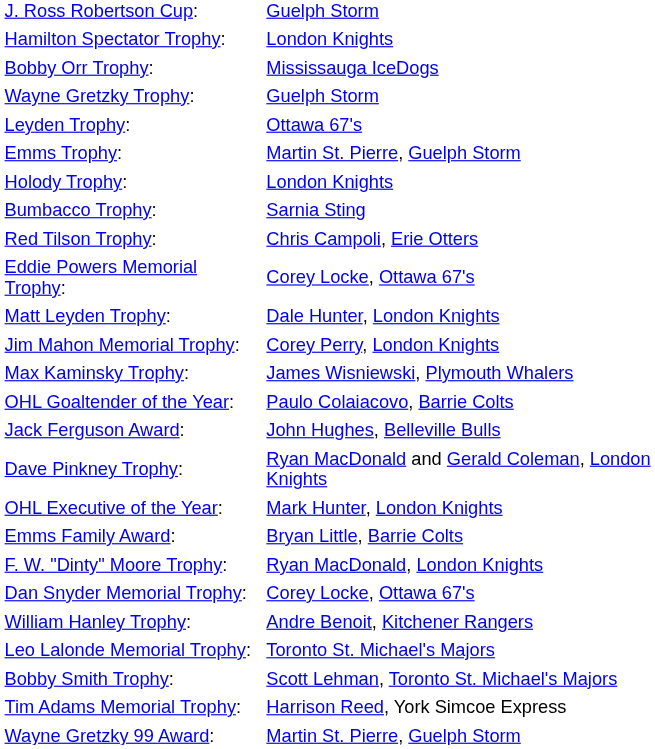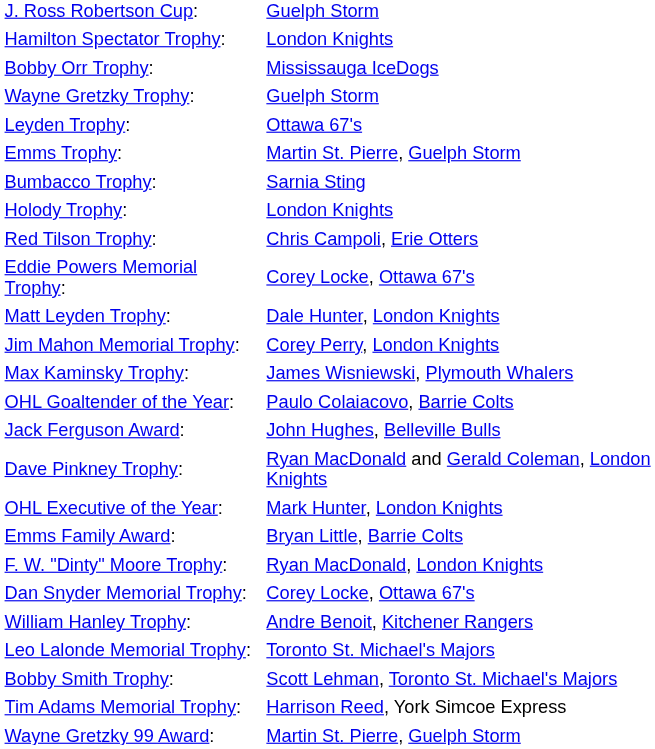rows swapped: (66, 181) <-> (81, 210)
